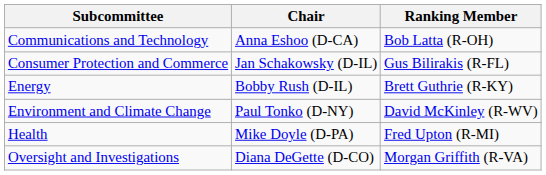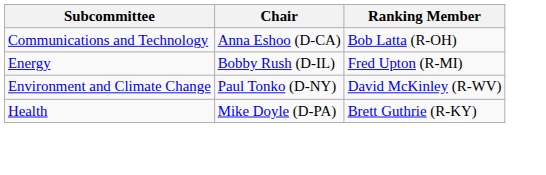- row: (118, 63)
(449, 87) Brett Guthrie (R-KY) -> (405, 63) Fred Upton (R-MI)
(441, 134) Fred Upton (R-MI) -> (412, 110) Brett Guthrie (R-KY)
- row: (93, 157)
